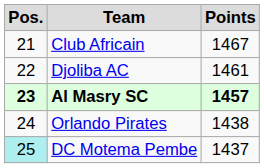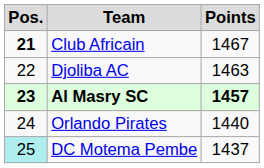(26, 44) normal -> (26, 44) bold
(230, 70) 1461 -> (230, 70) 1463
(230, 123) 1438 -> (230, 123) 1440
